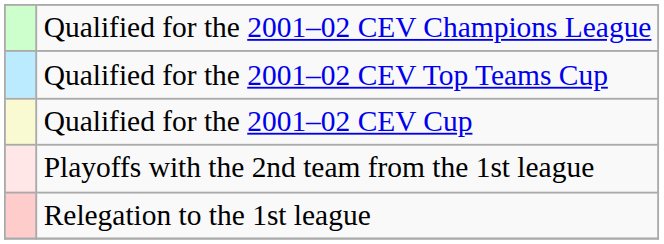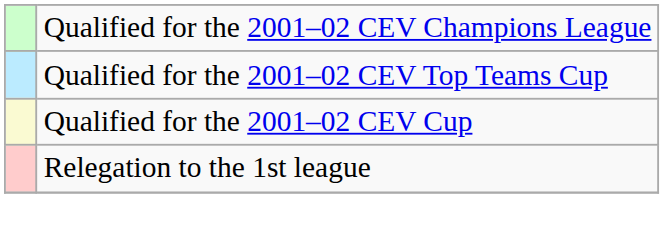- row: (319, 167)
